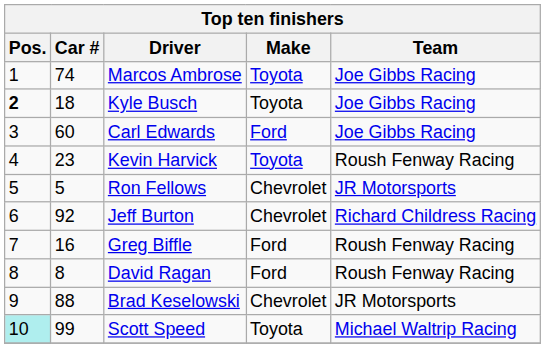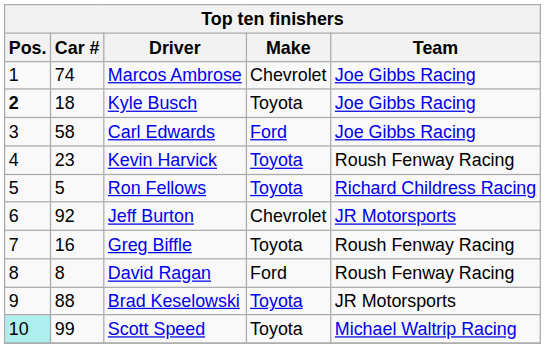(276, 76) Toyota -> (288, 76) Chevrolet
(65, 132) 60 -> (65, 132) 58
(288, 188) Chevrolet -> (276, 188) Toyota
(395, 188) JR Motorsports -> (436, 188) Richard Childress Racing
(436, 217) Richard Childress Racing -> (395, 217) JR Motorsports
(268, 245) Ford -> (276, 245) Toyota
(288, 301) Chevrolet -> (276, 301) Toyota
